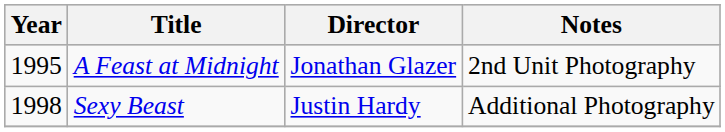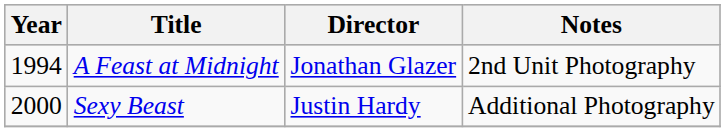(36, 65) 1995 -> (36, 65) 1994
(36, 106) 1998 -> (36, 106) 2000
